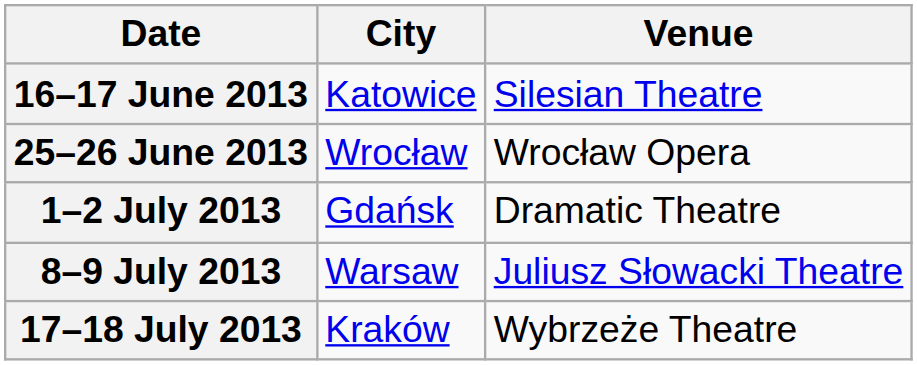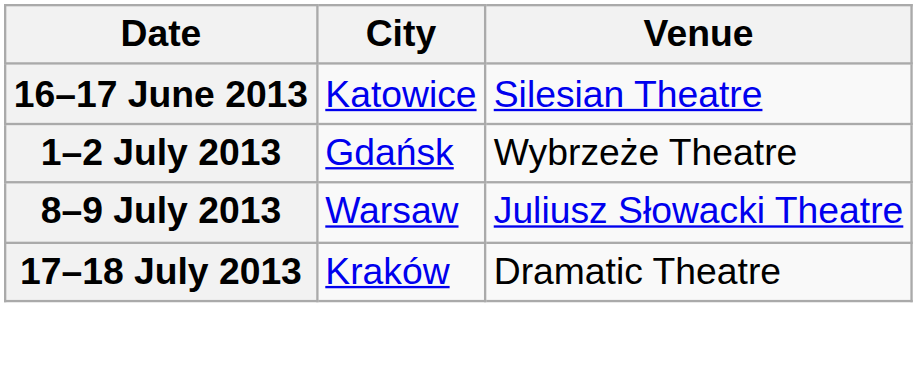- row: (161, 152)
(637, 211) Dramatic Theatre -> (646, 152) Wybrzeże Theatre
(646, 329) Wybrzeże Theatre -> (637, 270) Dramatic Theatre
